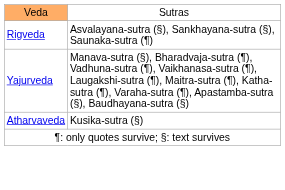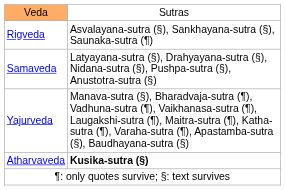+ row: (32, 69)
(107, 120) normal -> (109, 160) bold
